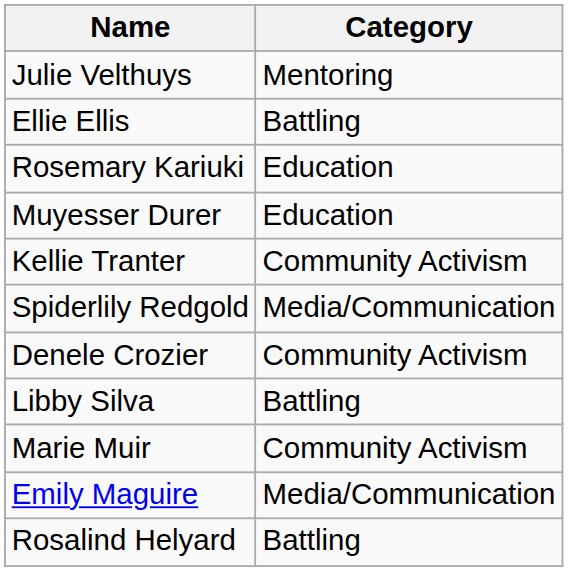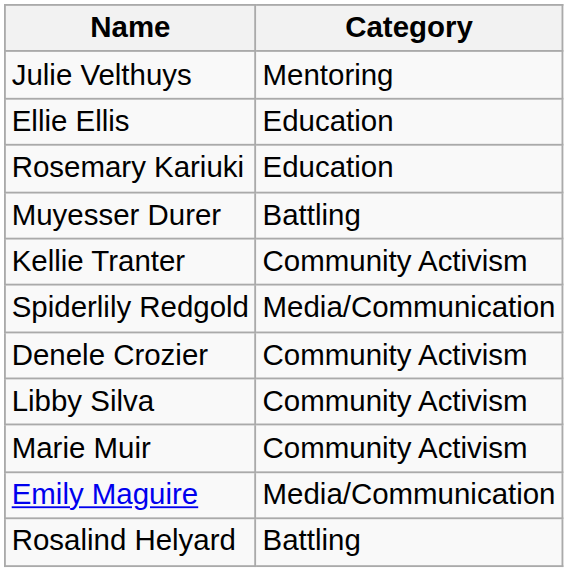(312, 121) Battling -> (328, 121) Education
(328, 214) Education -> (312, 214) Battling
(312, 401) Battling -> (395, 401) Community Activism
